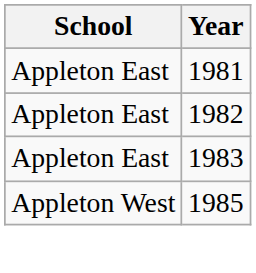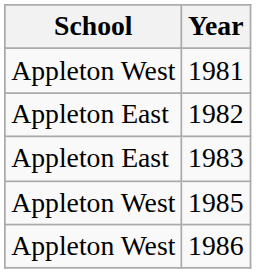(90, 70) Appleton East -> (93, 70) Appleton West
+ row: (216, 245)
